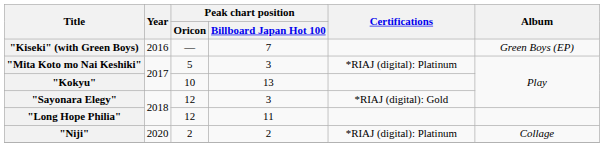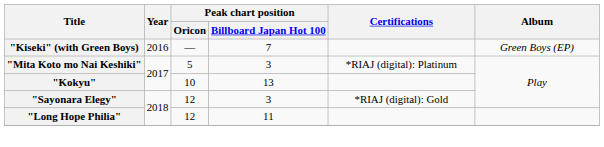- row: (74, 133)
